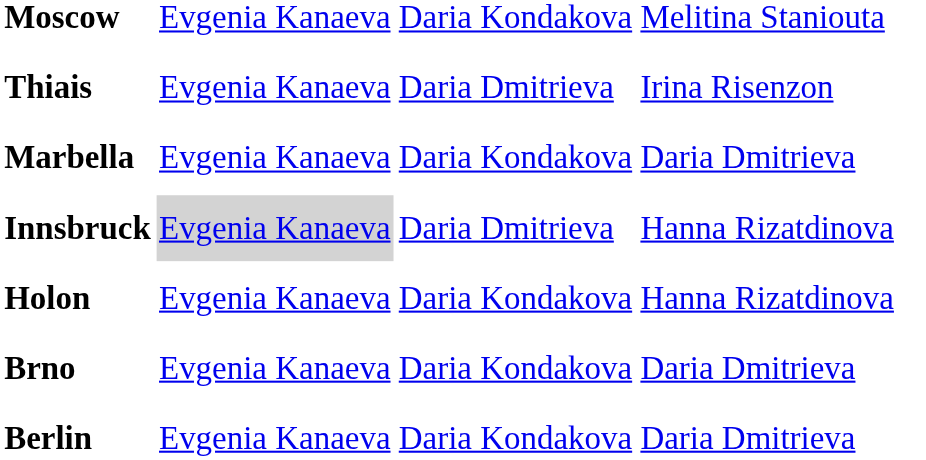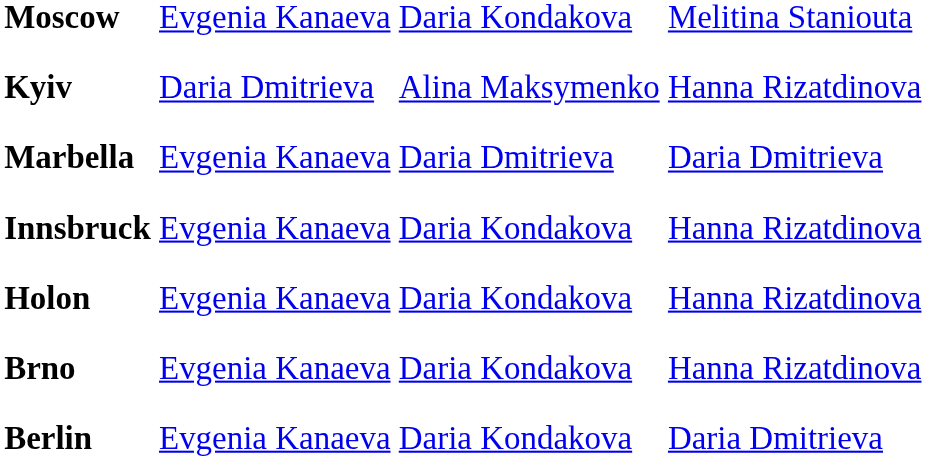+ row: (38, 87)
- row: (48, 87)
(515, 157) Daria Kondakova -> (506, 157) Daria Dmitrieva
(275, 227) lightgrey background -> (275, 227) no background
(506, 227) Daria Dmitrieva -> (515, 227) Daria Kondakova
(748, 367) Daria Dmitrieva -> (795, 367) Hanna Rizatdinova
